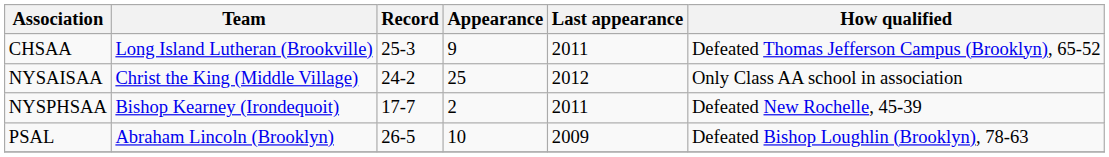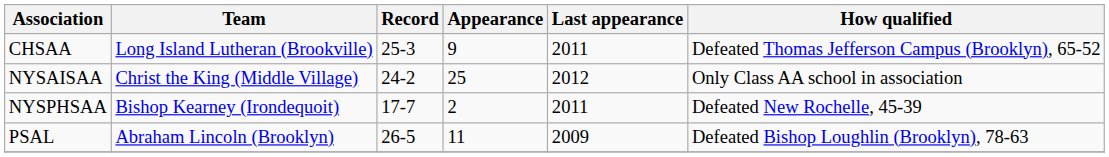(457, 136) 10 -> (456, 136) 11
